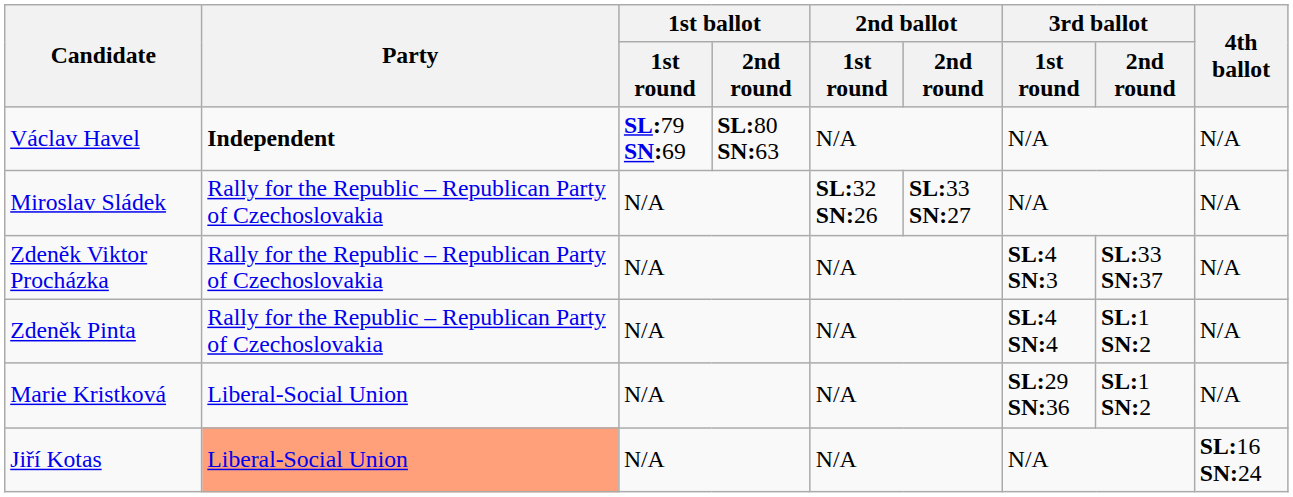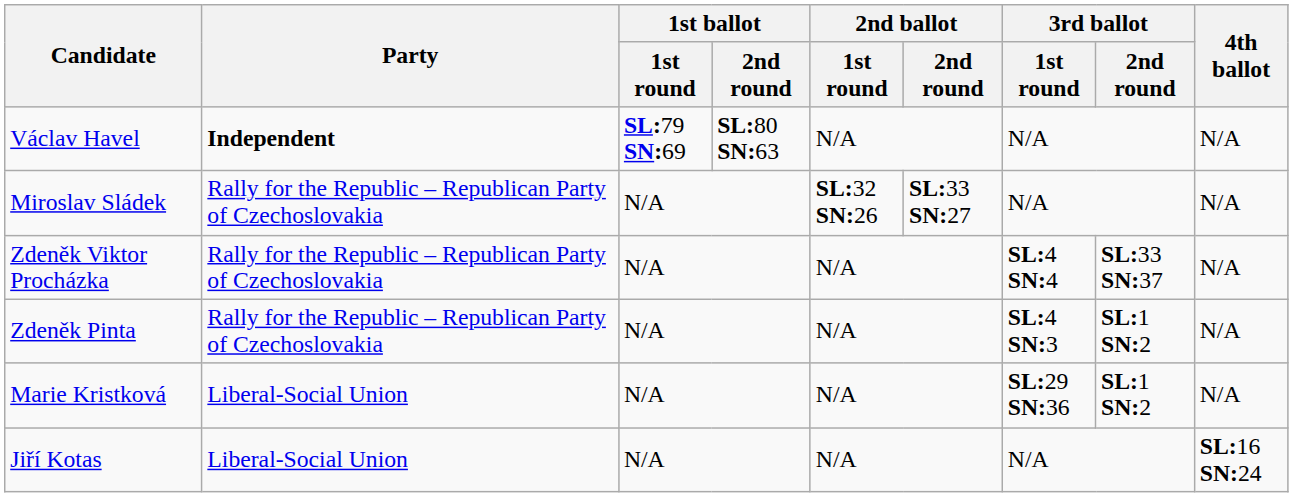(1033, 266) SL:4 SN:3 -> (1033, 266) SL:4 SN:4
(1033, 330) SL:4 SN:4 -> (1033, 330) SL:4 SN:3
(308, 459) lightsalmon background -> (308, 459) no background
